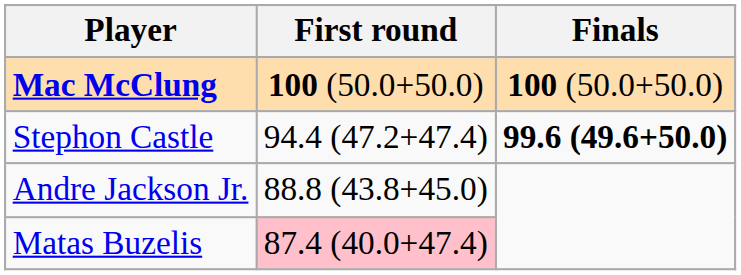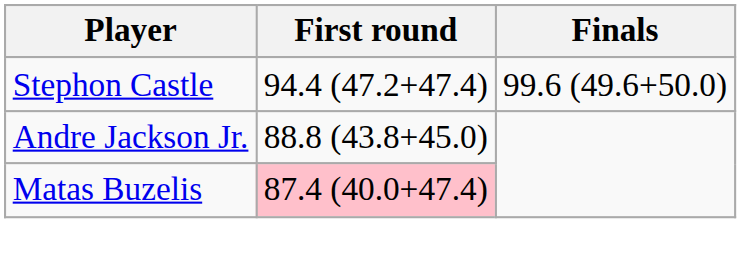- row: (115, 83)
(615, 136) bold -> (615, 83) normal
